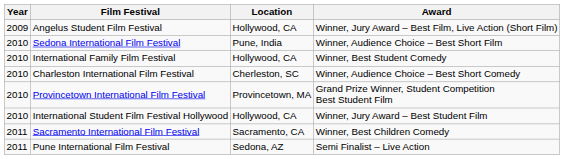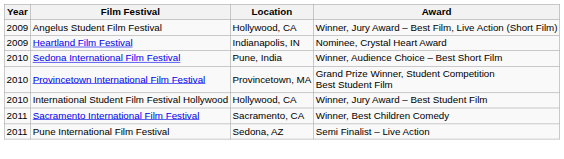+ row: (83, 43)
- row: (104, 58)
- row: (113, 74)
